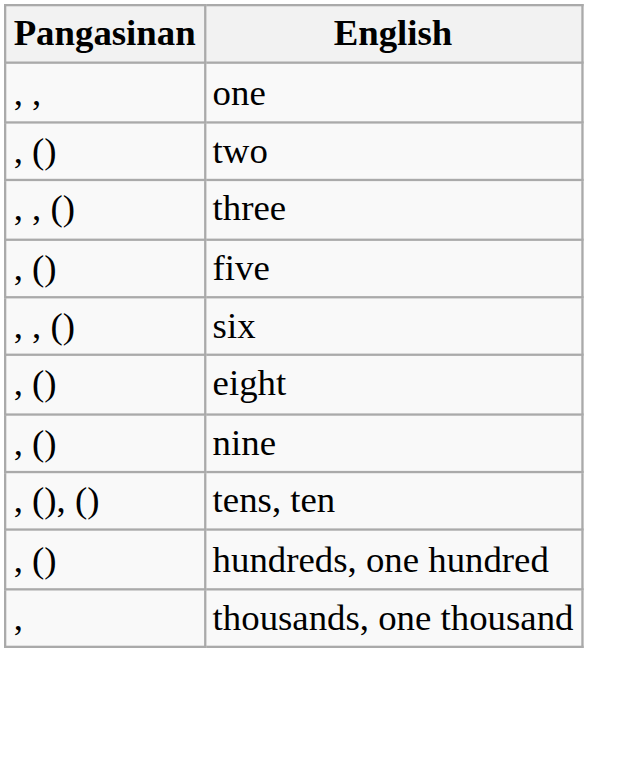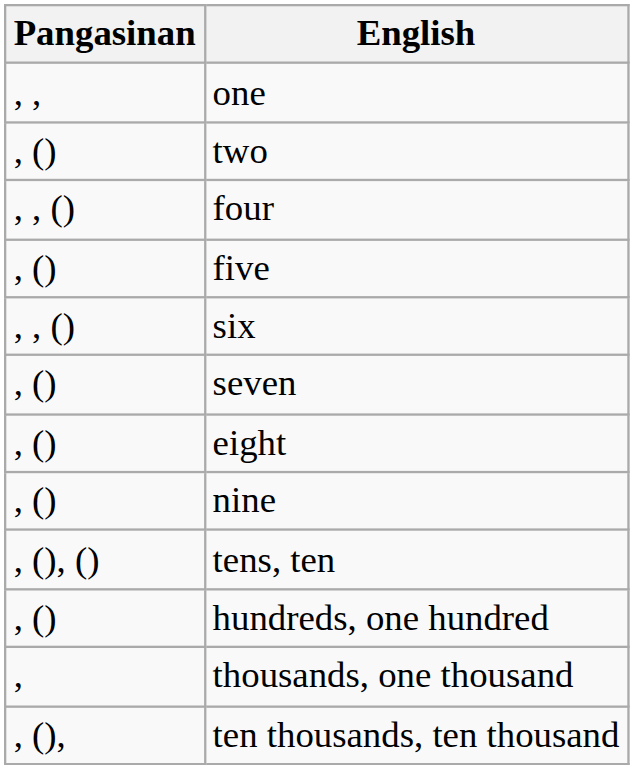- row: (249, 208)
+ row: (243, 208)
+ row: (255, 383)
+ row: (416, 734)
